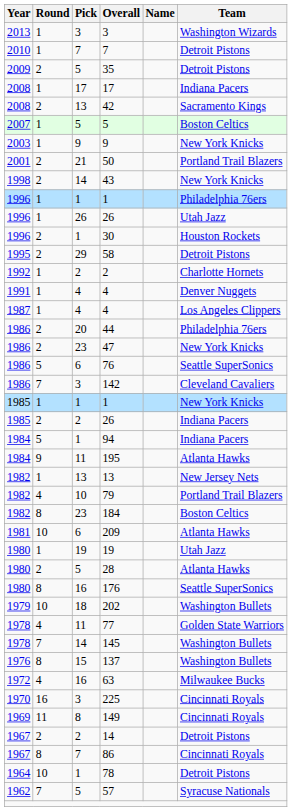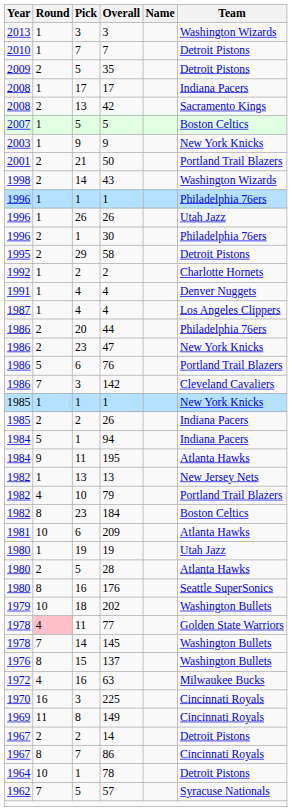(222, 180) New York Knicks -> (228, 180) Washington Wizards
(220, 236) Houston Rockets -> (223, 236) Philadelphia 76ers
(227, 365) Seattle SuperSonics -> (231, 365) Portland Trail Blazers
(39, 625) no background -> (39, 625) pink background
